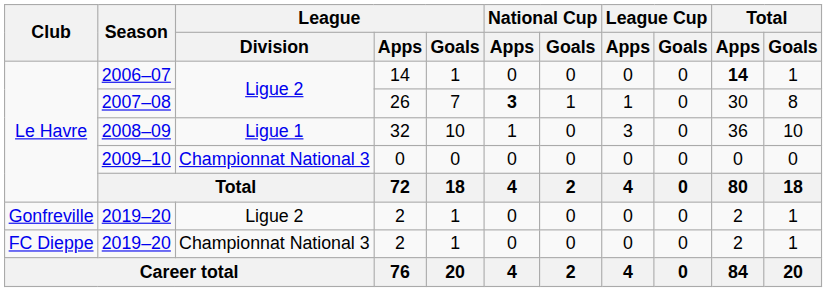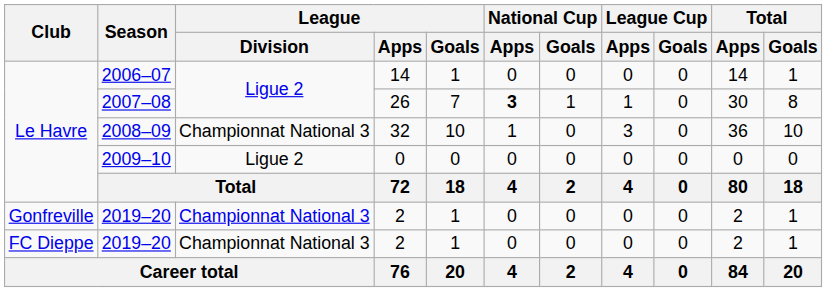(738, 74) bold -> (738, 74) normal
(274, 131) Ligue 1 -> (274, 131) Championnat National 3
(274, 159) Championnat National 3 -> (274, 159) Ligue 2
(274, 215) Ligue 2 -> (274, 215) Championnat National 3
